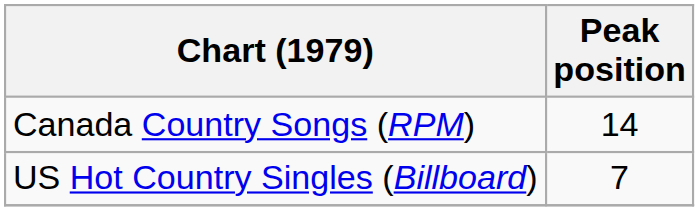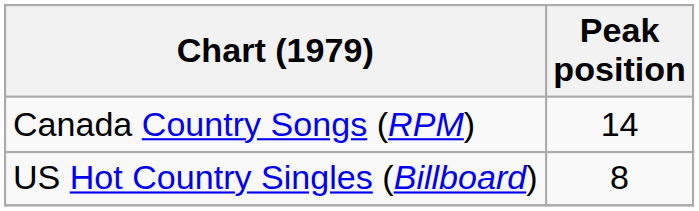(620, 177) 7 -> (620, 177) 8
